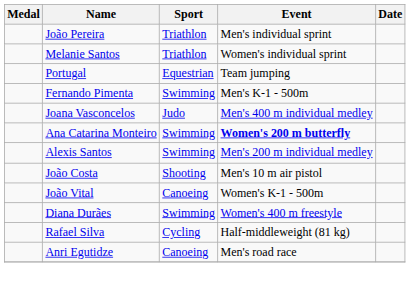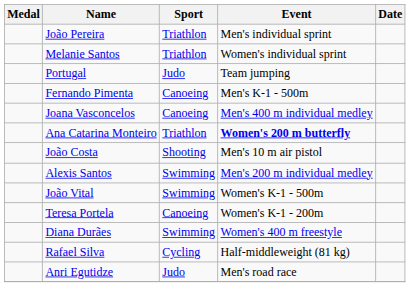(188, 73) Equestrian -> (174, 73) Judo
(189, 93) Swimming -> (185, 93) Canoeing
(174, 113) Judo -> (185, 113) Canoeing
(189, 133) Swimming -> (184, 133) Triathlon
rows swapped: (79, 153) <-> (72, 172)
(185, 192) Canoeing -> (189, 192) Swimming
+ row: (79, 212)
(185, 252) Canoeing -> (174, 271) Judo
